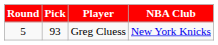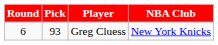(23, 31) 5 -> (23, 31) 6
